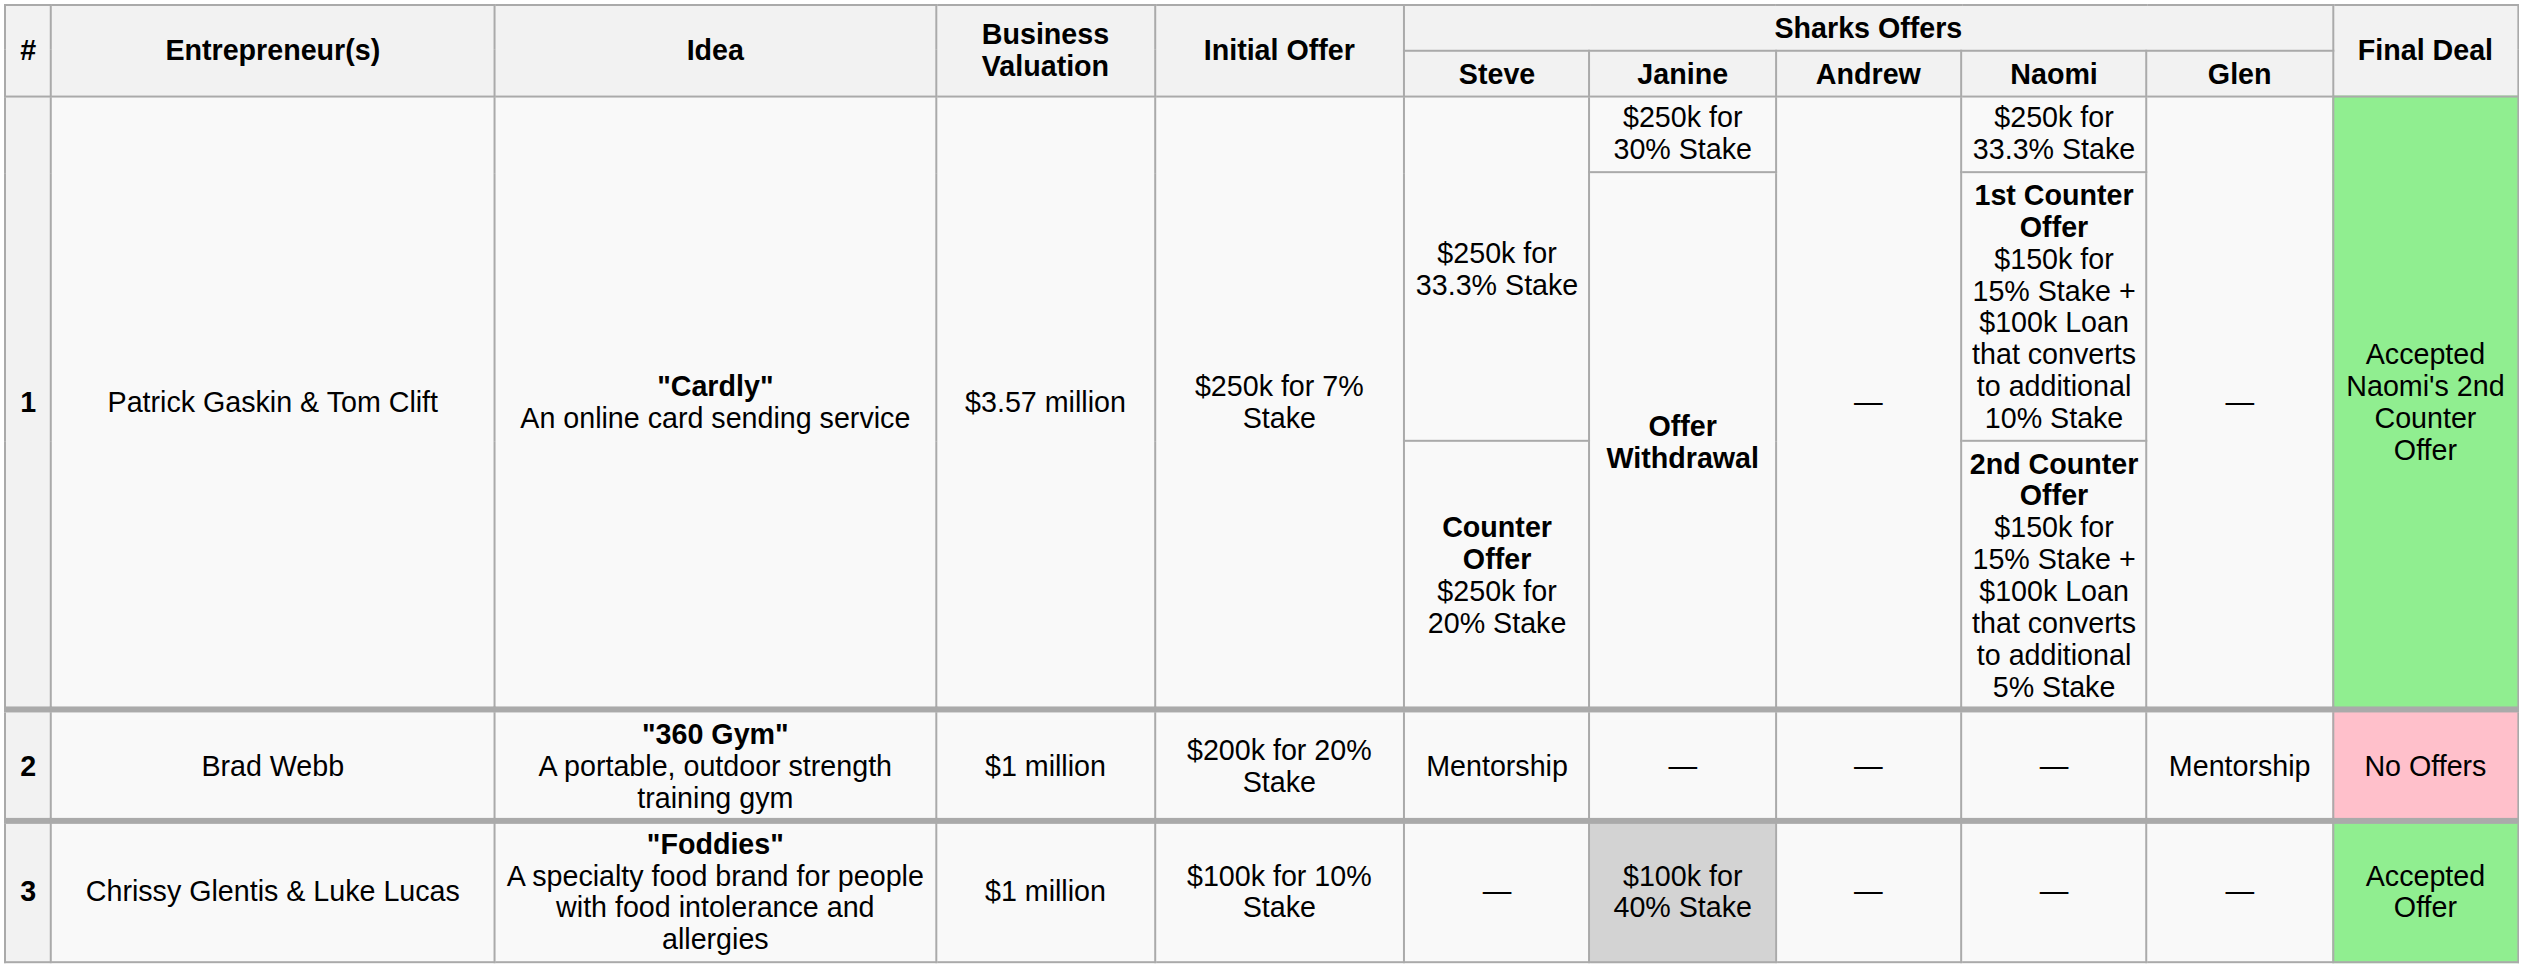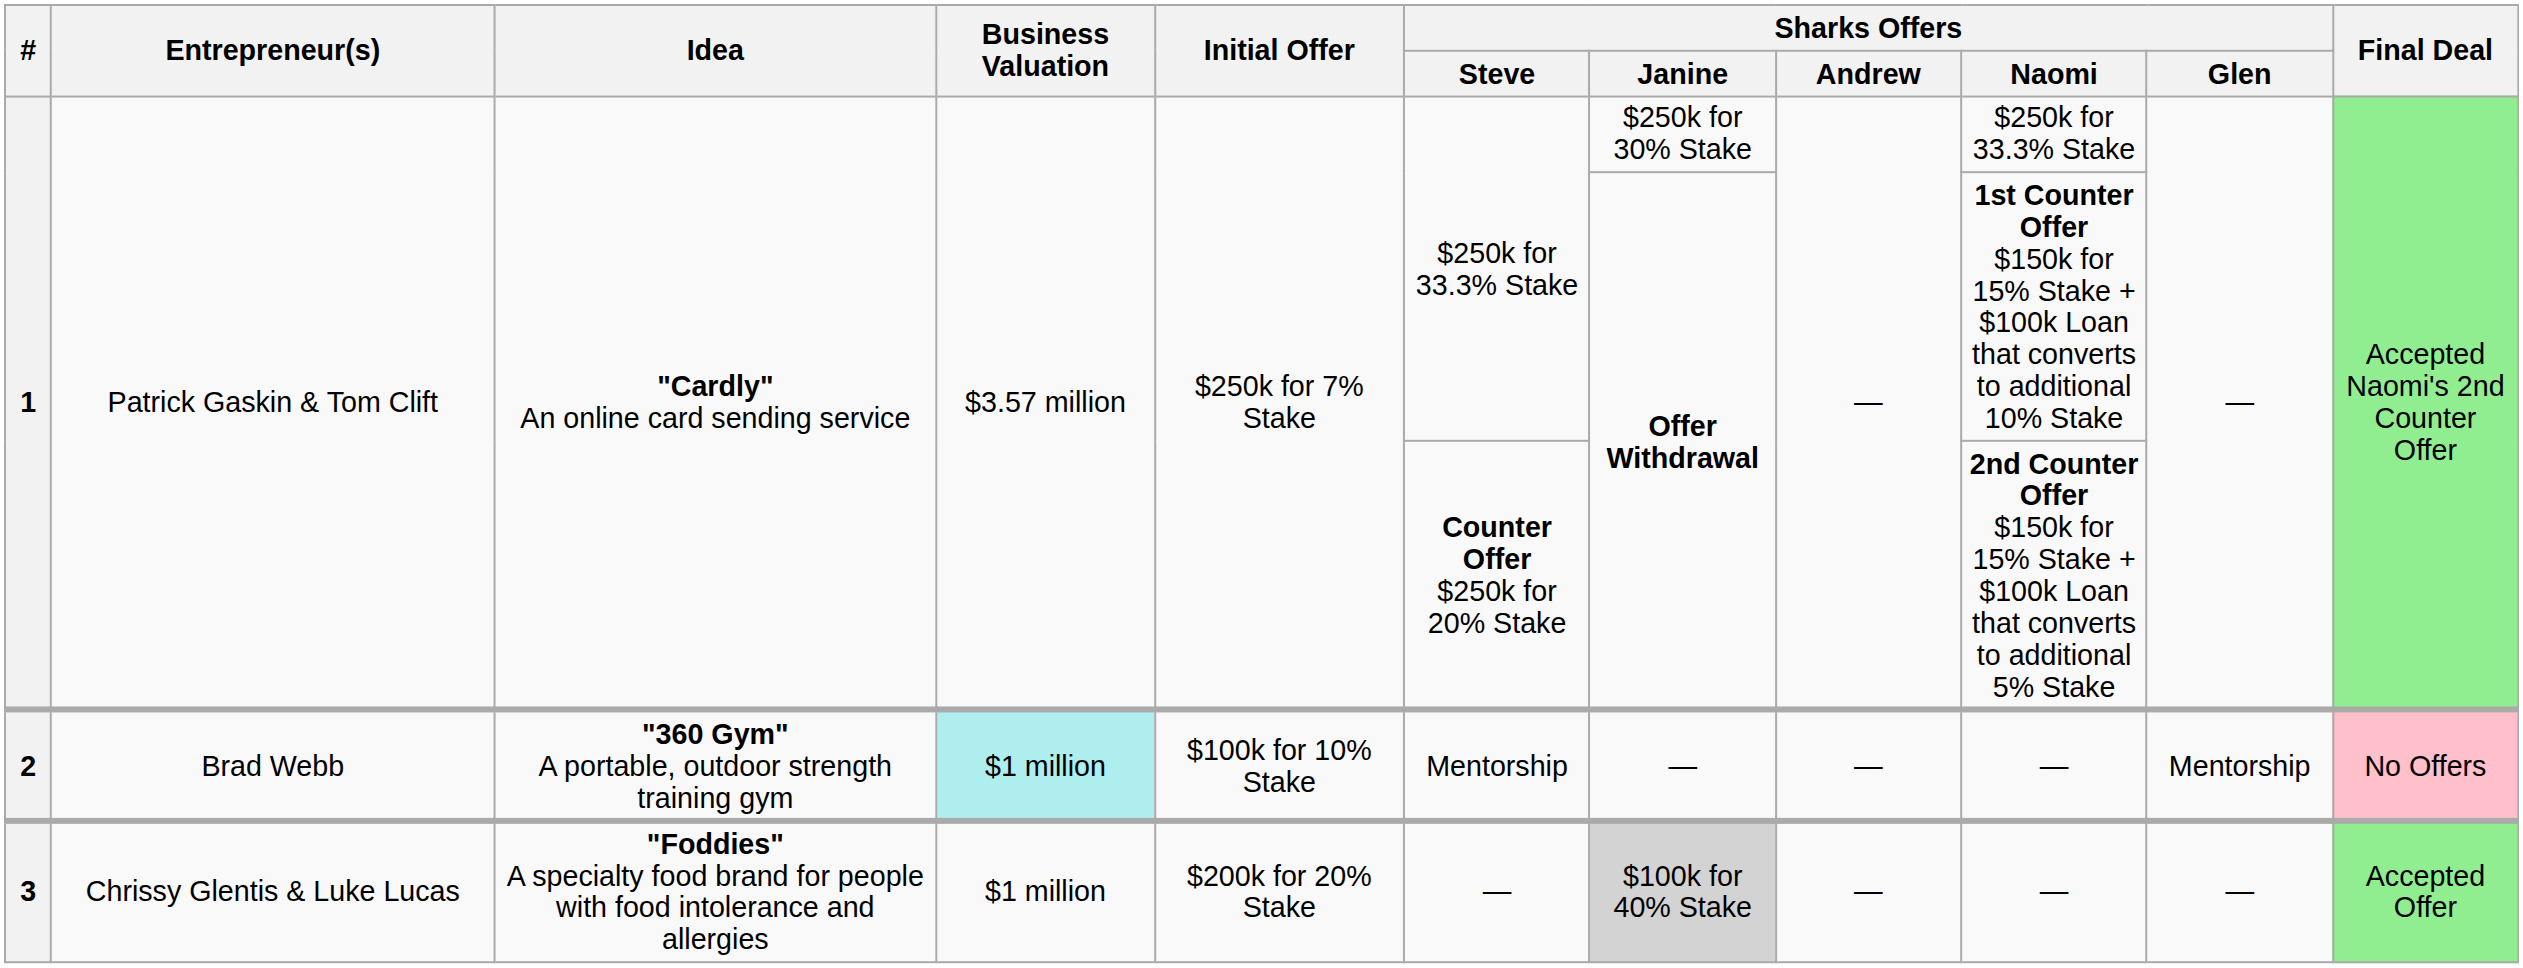(1045, 766) no background -> (1045, 766) paleturquoise background
(1279, 766) $200k for 20% Stake -> (1279, 766) $100k for 10% Stake
(1279, 893) $100k for 10% Stake -> (1279, 893) $200k for 20% Stake
